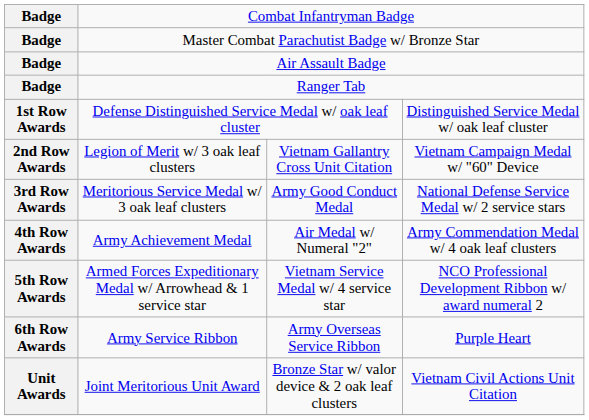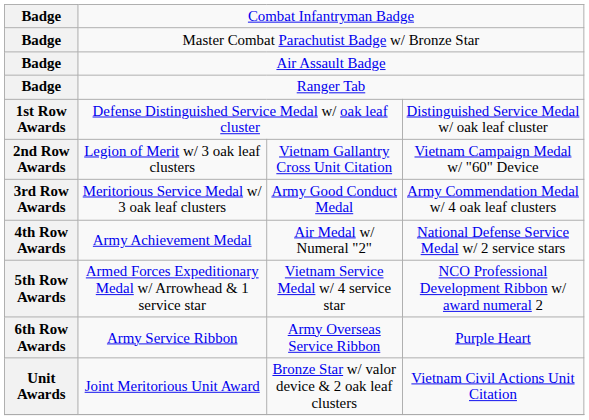(493, 199) National Defense Service Medal w/ 2 service stars -> (493, 199) Army Commendation Medal w/ 4 oak leaf clusters
(493, 240) Army Commendation Medal w/ 4 oak leaf clusters -> (493, 240) National Defense Service Medal w/ 2 service stars
